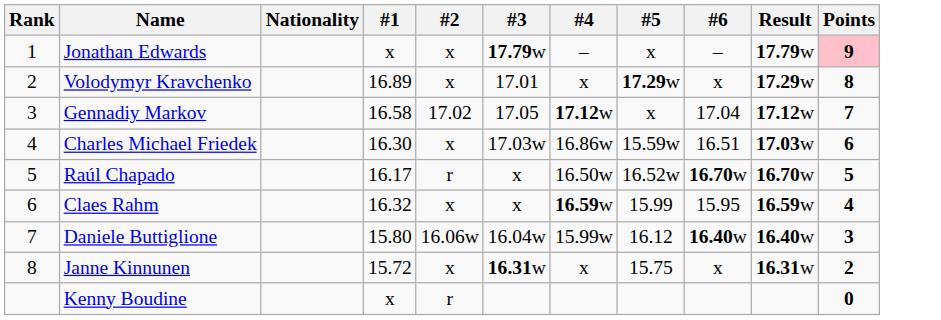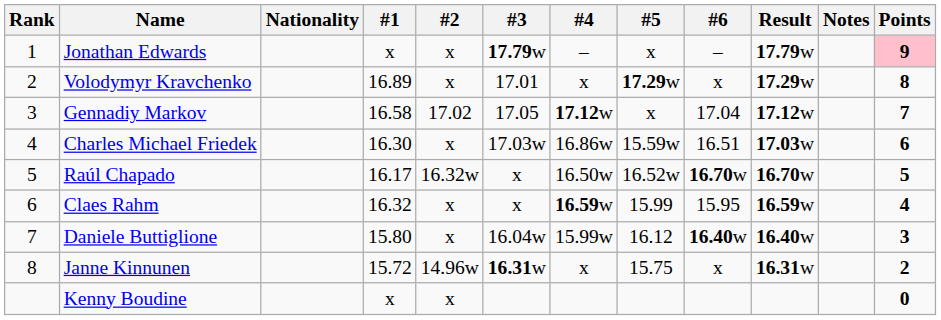+ column: (846, 19)
(450, 174) r -> (450, 174) 16.32w
(450, 236) 16.06w -> (450, 236) x
(450, 267) x -> (450, 267) 14.96w
(450, 298) r -> (450, 298) x
